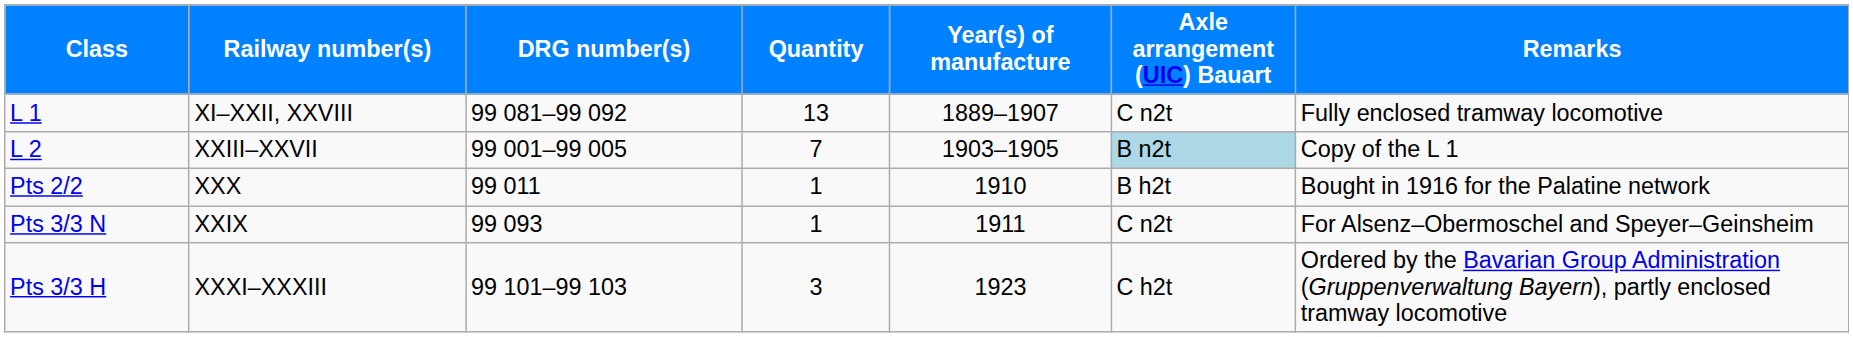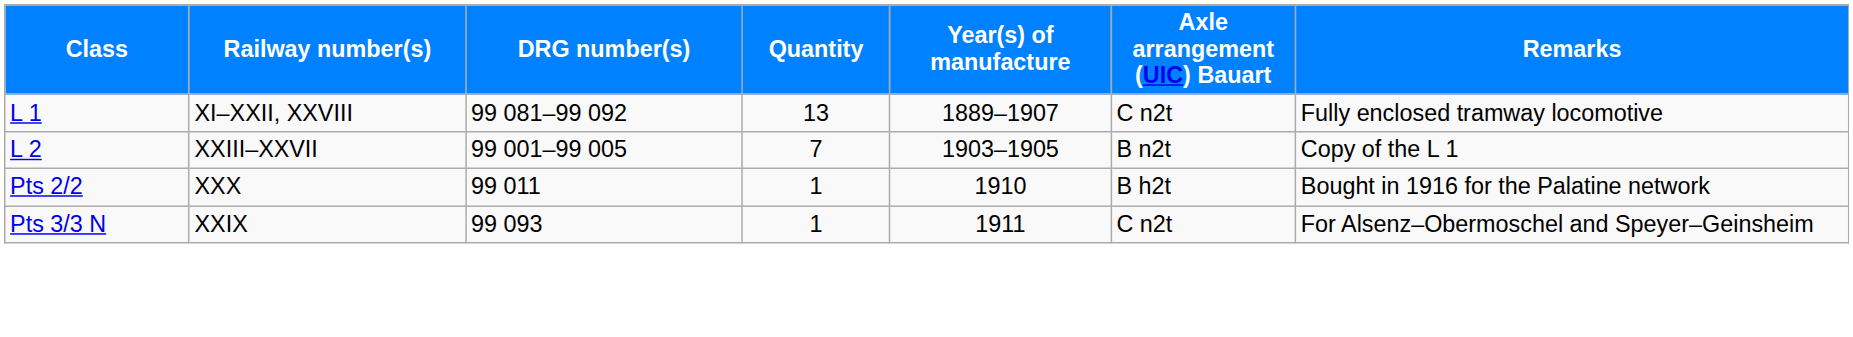(1144, 149) lightblue background -> (1144, 149) no background
- row: (58, 287)
